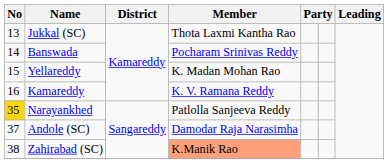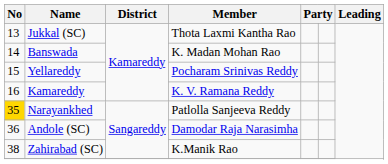(235, 52) Pocharam Srinivas Reddy -> (226, 52) K. Madan Mohan Rao
(226, 71) K. Madan Mohan Rao -> (235, 71) Pocharam Srinivas Reddy
(13, 129) 37 -> (13, 129) 36
(205, 149) lightsalmon background -> (205, 149) no background
